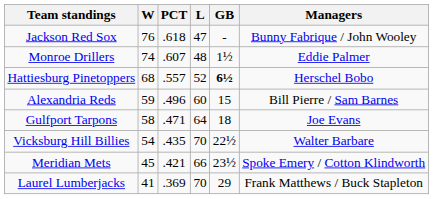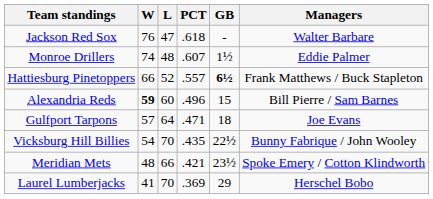columns swapped: (200, 15) <-> (174, 15)
(334, 36) Bunny Fabrique / John Wooley -> (334, 36) Walter Barbare
(148, 78) 68 -> (148, 78) 66
(334, 78) Herschel Bobo -> (334, 78) Frank Matthews / Buck Stapleton
(148, 99) normal -> (148, 99) bold
(148, 120) 58 -> (148, 120) 57
(334, 141) Walter Barbare -> (334, 141) Bunny Fabrique / John Wooley
(148, 162) 45 -> (148, 162) 48
(334, 183) Frank Matthews / Buck Stapleton -> (334, 183) Herschel Bobo
